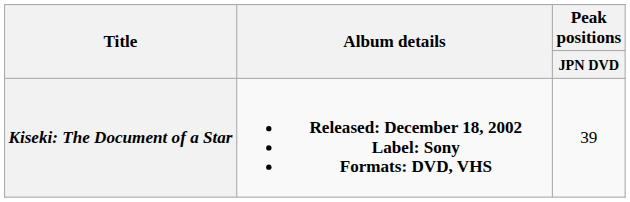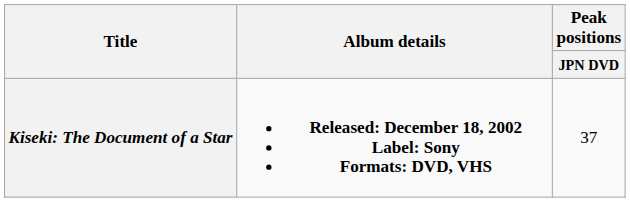(589, 137) 39 -> (589, 137) 37
